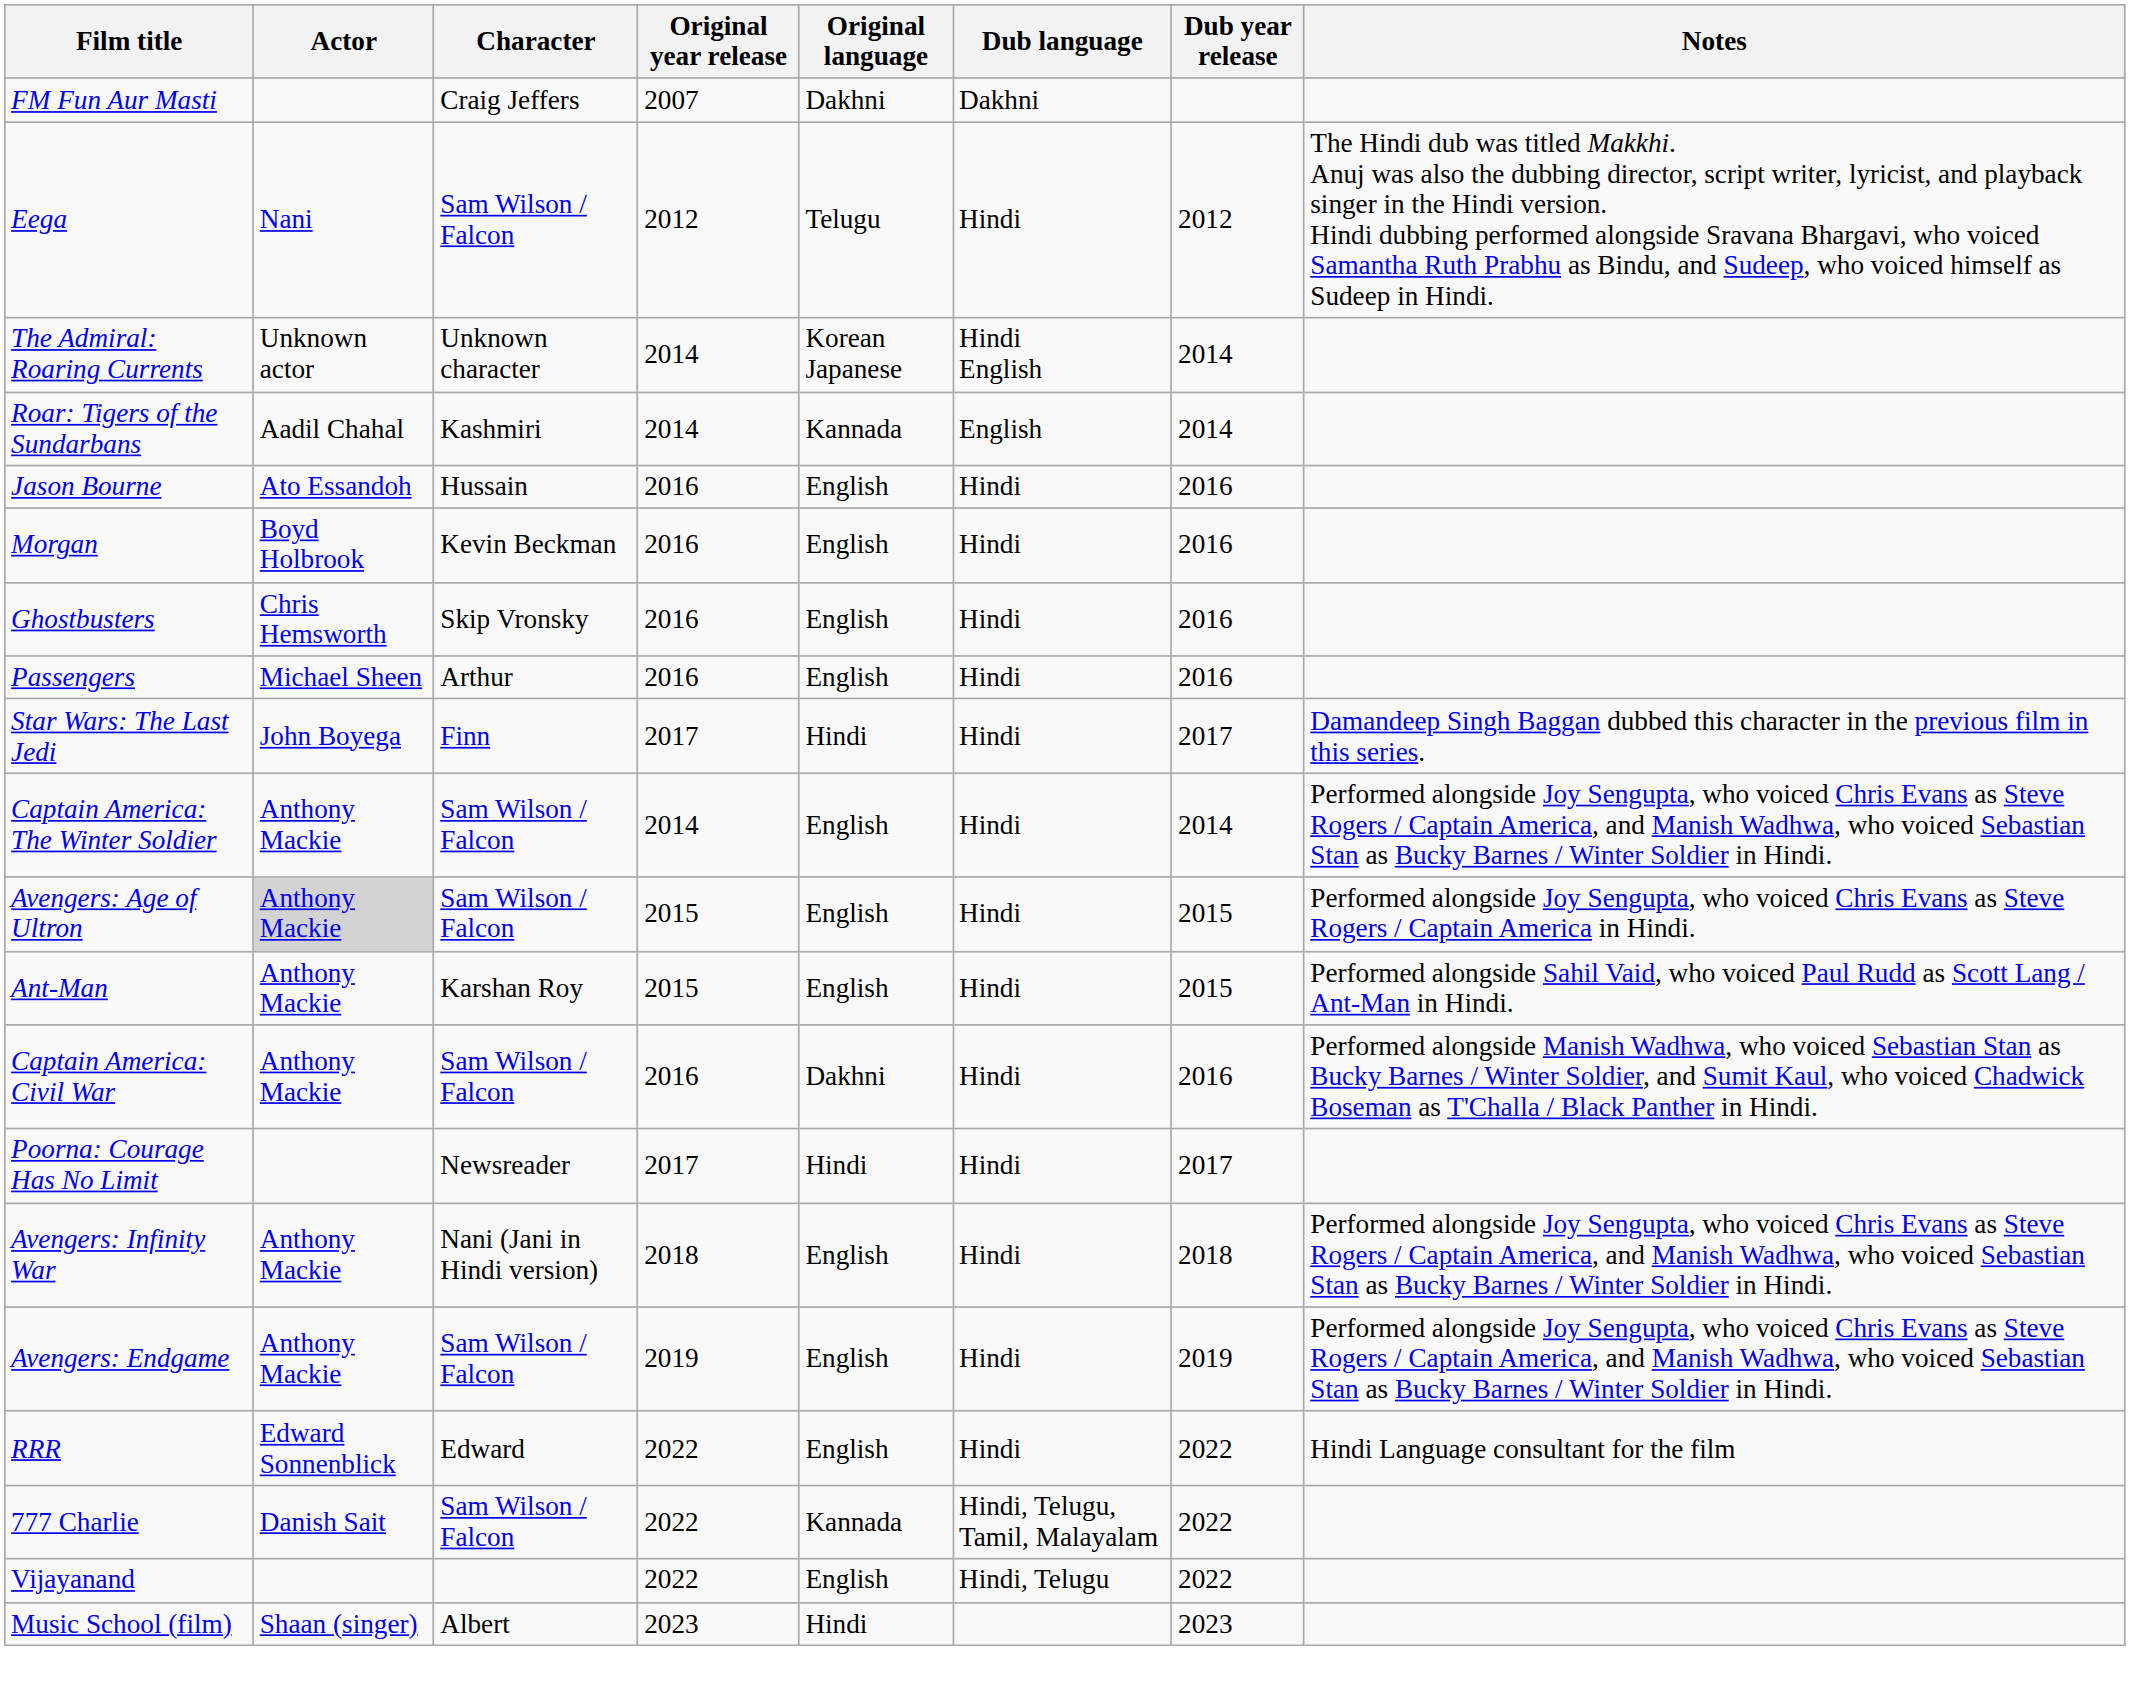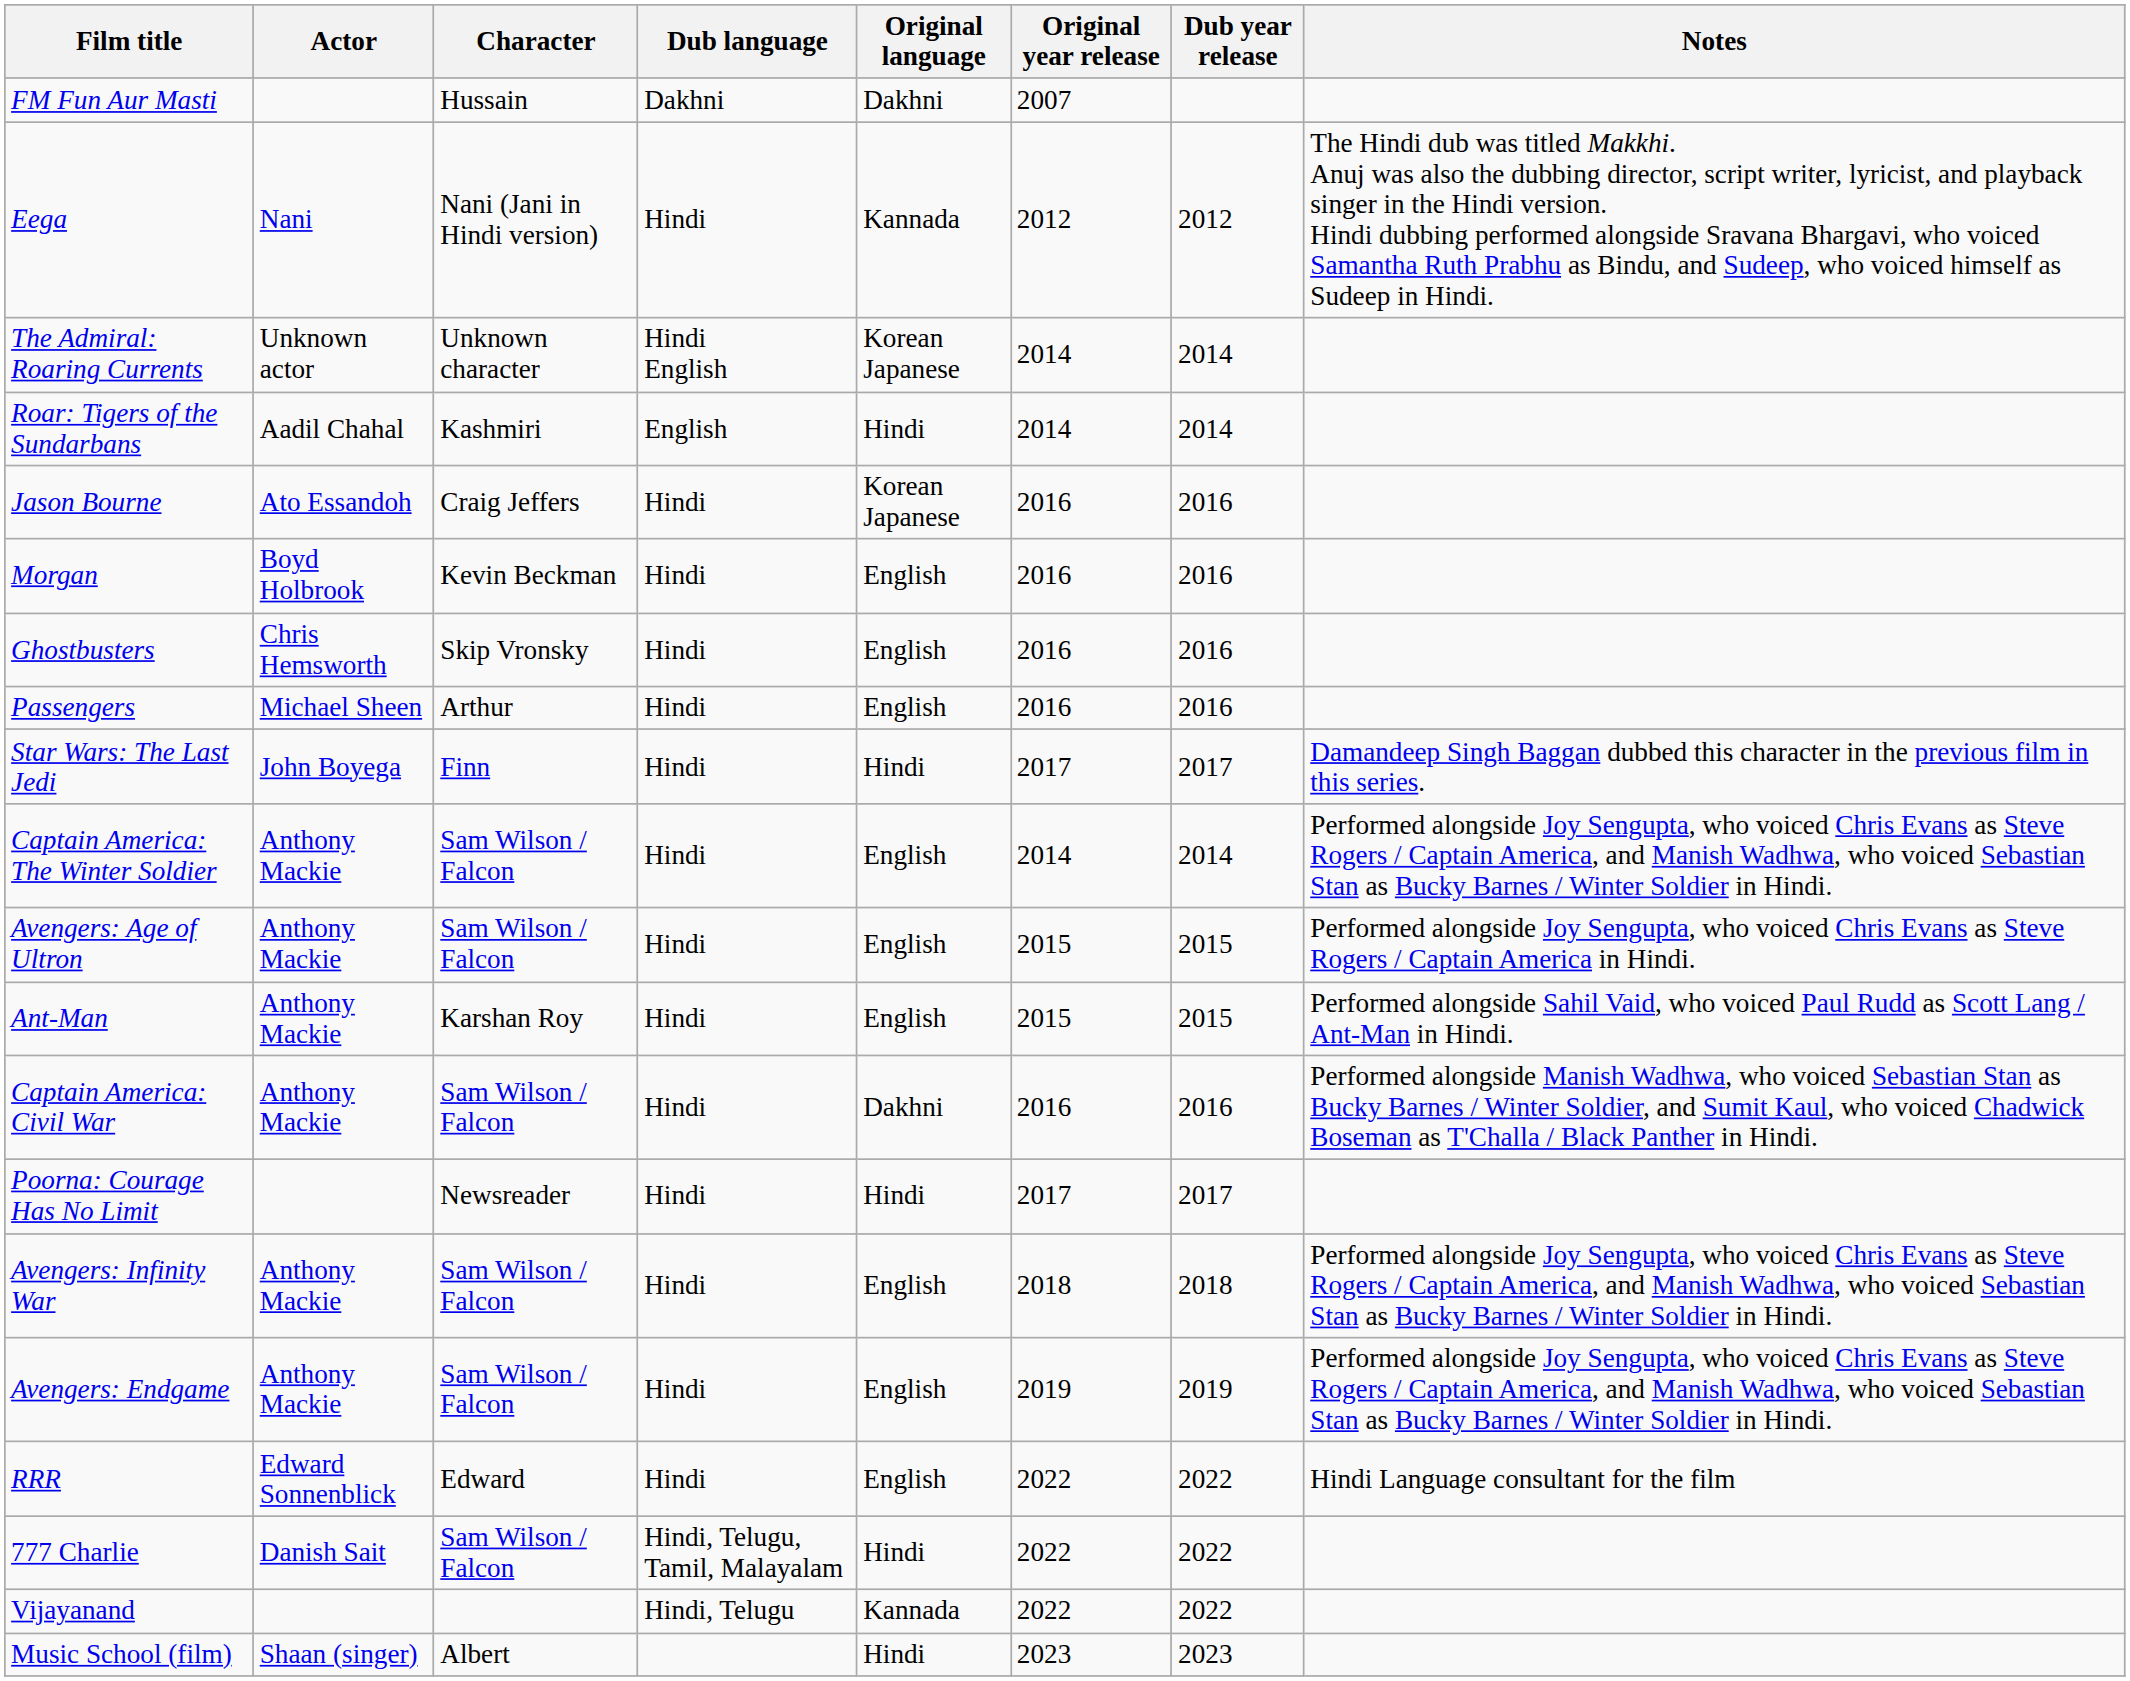columns swapped: (1062, 41) <-> (719, 41)
(510, 99) Craig Jeffers -> (484, 99) Hussain
(514, 219) Sam Wilson / Falcon -> (519, 219) Nani (Jani in Hindi version)
(843, 219) Telugu -> (912, 219) Kannada
(854, 428) Kannada -> (894, 428) Hindi
(484, 486) Hussain -> (510, 501) Craig Jeffers
(847, 486) English -> (912, 501) Korean Japanese
(307, 913) lightgrey background -> (307, 944) no background
(519, 1254) Nani (Jani in Hindi version) -> (514, 1285) Sam Wilson / Falcon
(854, 1521) Kannada -> (894, 1552) Hindi
(847, 1580) English -> (912, 1610) Kannada
